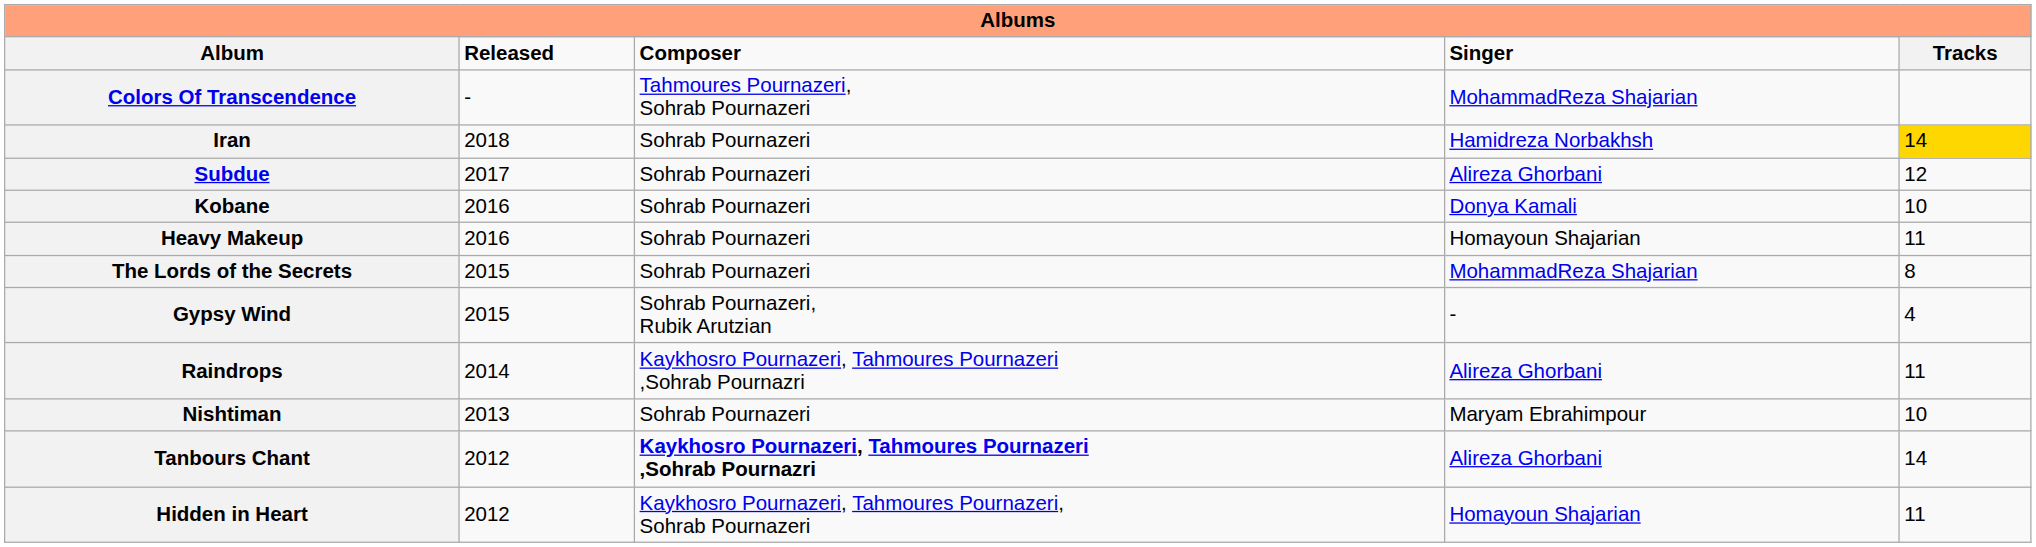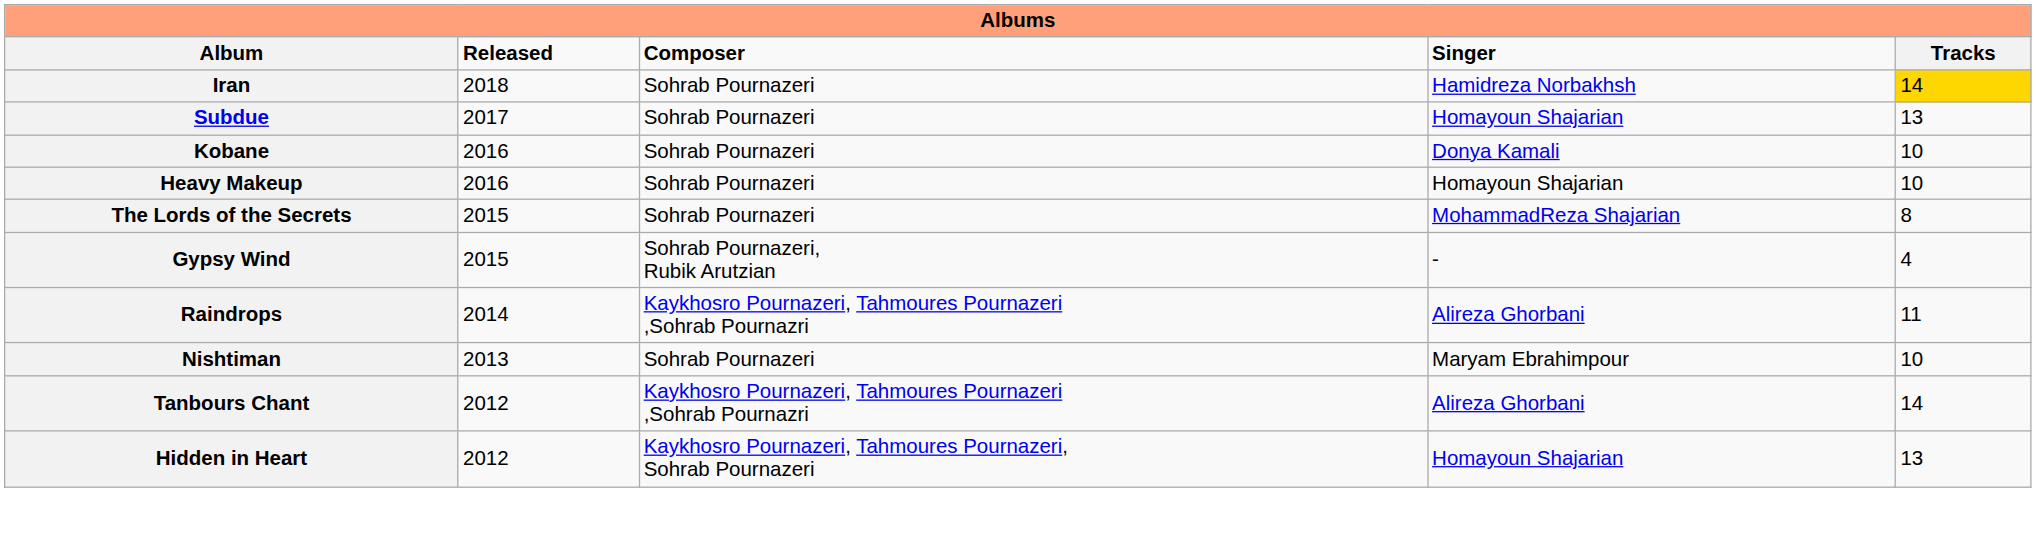- row: (232, 97)
(1526, 173) Alireza Ghorbani -> (1528, 118) Homayoun Shajarian
(1916, 173) 12 -> (1912, 118) 13
(1915, 238) 11 -> (1912, 183) 10
(864, 458) bold -> (853, 403) normal
(1915, 514) 11 -> (1912, 458) 13
